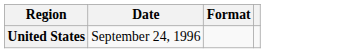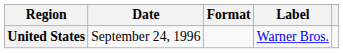+ column: (293, 15)
